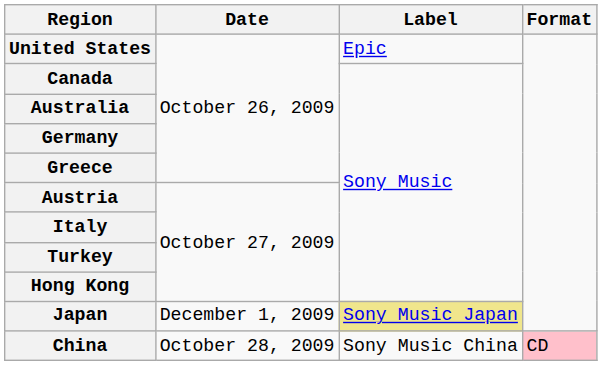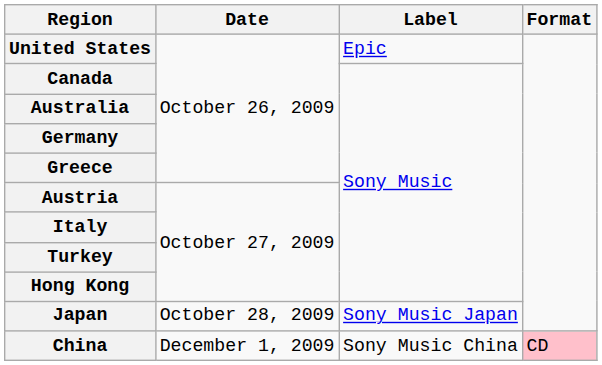(247, 316) December 1, 2009 -> (247, 316) October 28, 2009
(430, 316) khaki background -> (430, 316) no background
(247, 346) October 28, 2009 -> (247, 346) December 1, 2009
